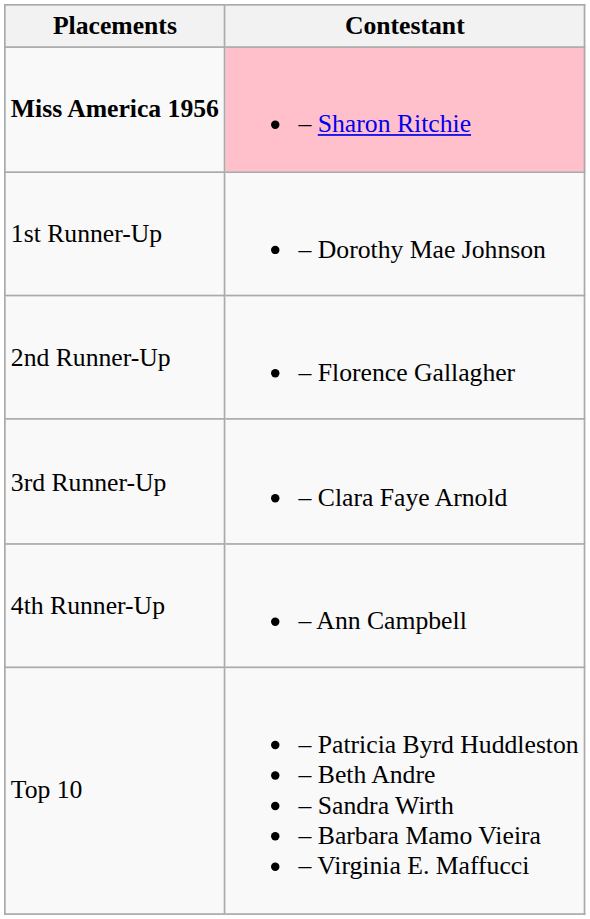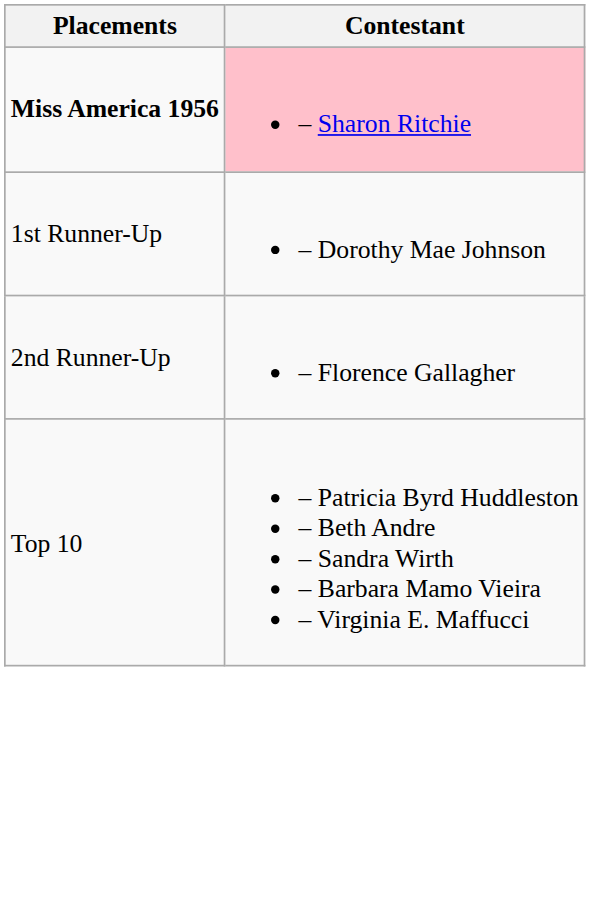- row: (89, 481)
- row: (88, 605)
